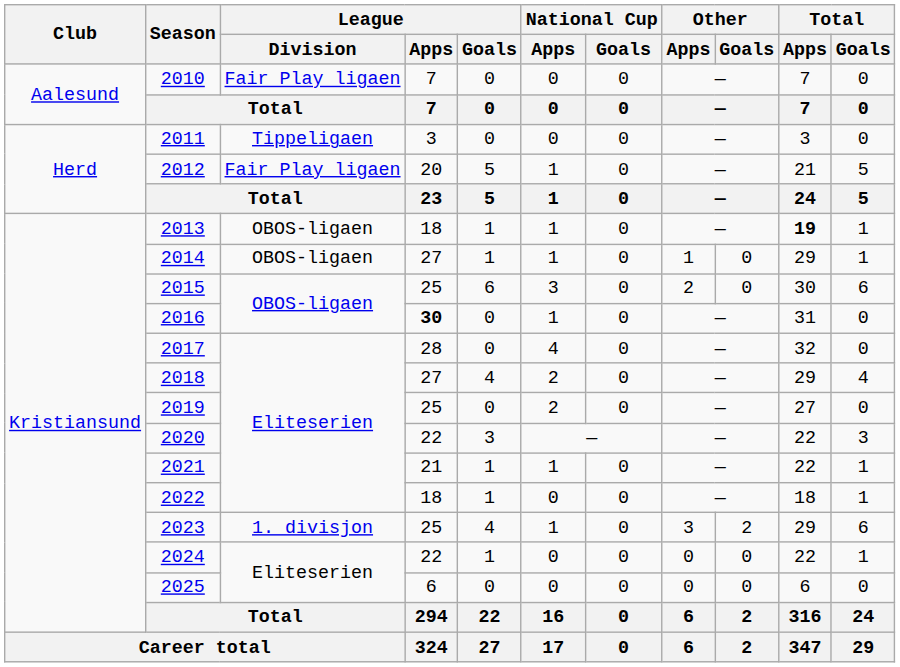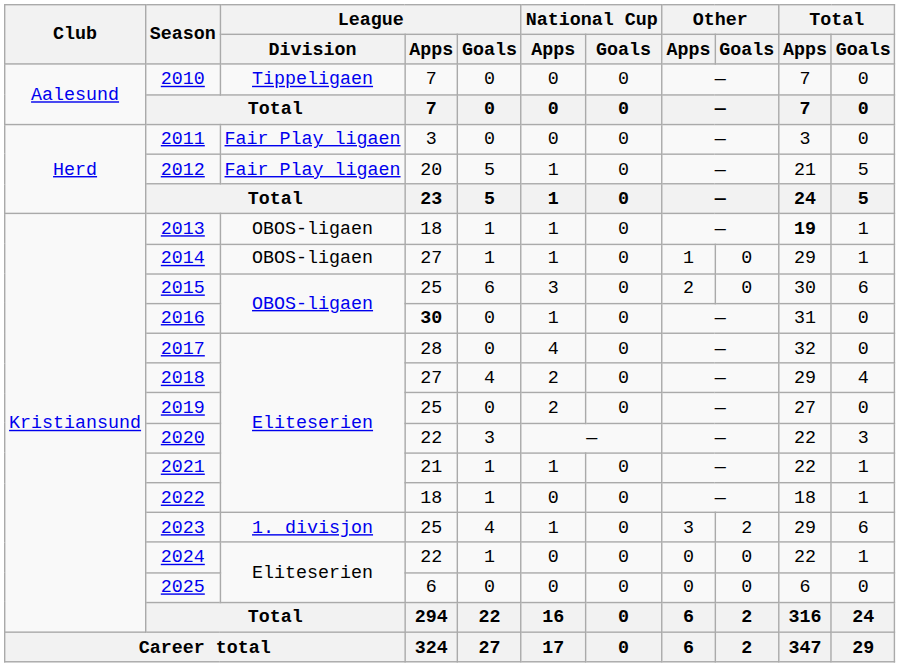(313, 79) Fair Play ligaen -> (313, 79) Tippeligaen
(313, 139) Tippeligaen -> (313, 139) Fair Play ligaen
